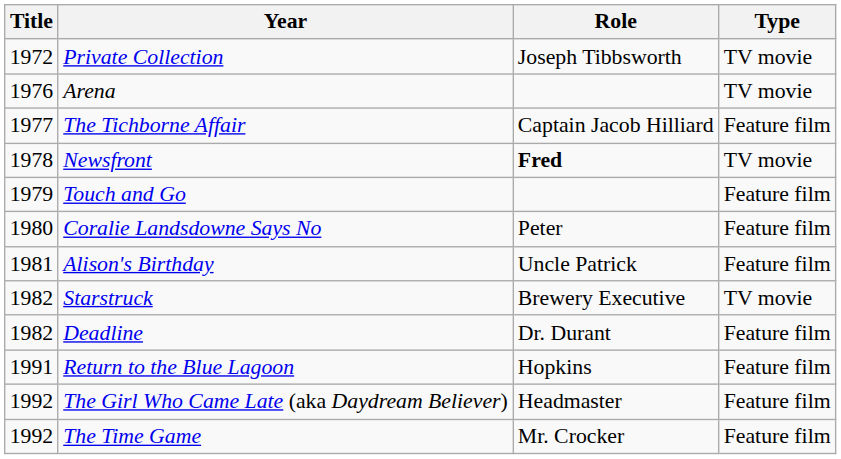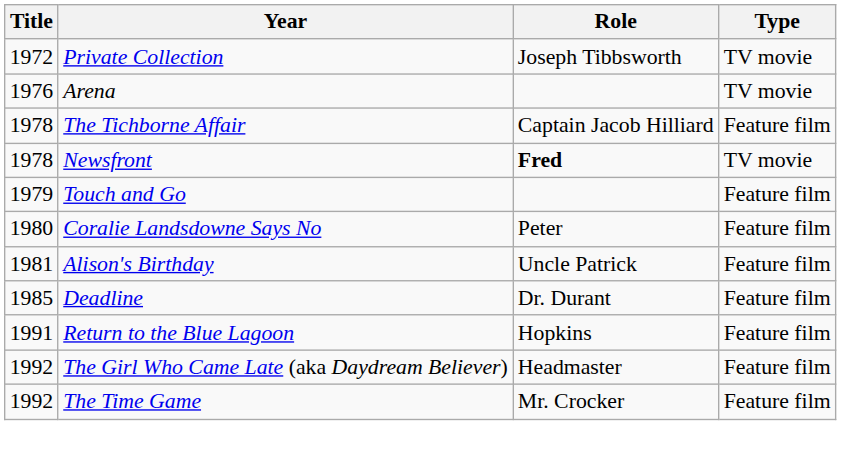(31, 125) 1977 -> (31, 125) 1978
- row: (108, 297)
(31, 332) 1982 -> (31, 297) 1985
